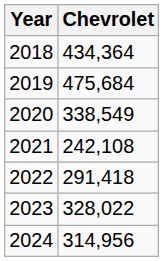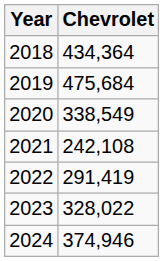(98, 177) 291,418 -> (98, 177) 291,419
(98, 240) 314,956 -> (98, 240) 374,946
